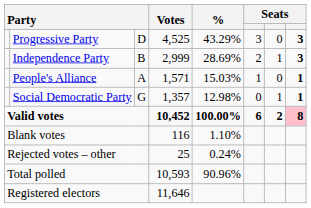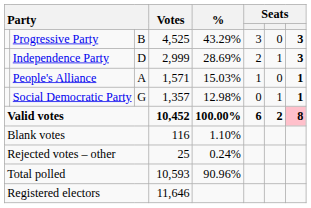(142, 39) D -> (141, 39) B
(141, 58) B -> (142, 58) D
